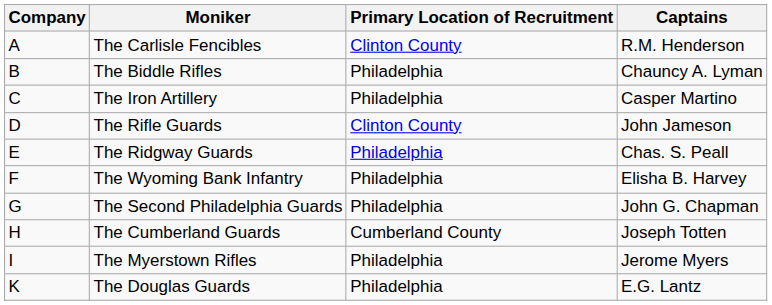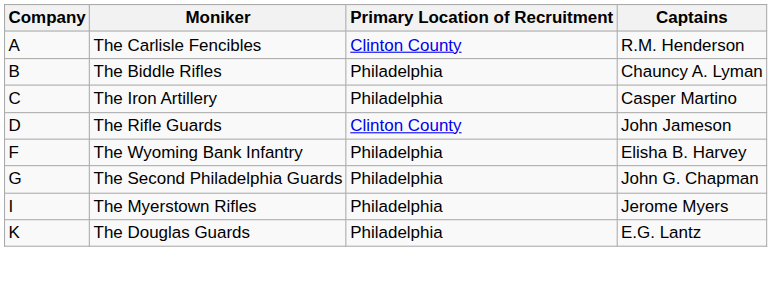- row: (173, 152)
- row: (187, 233)
